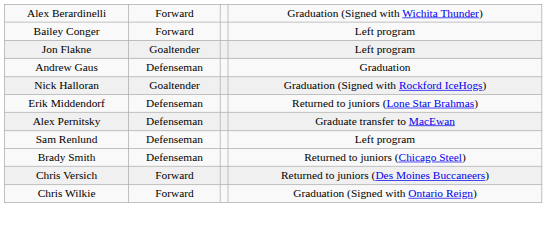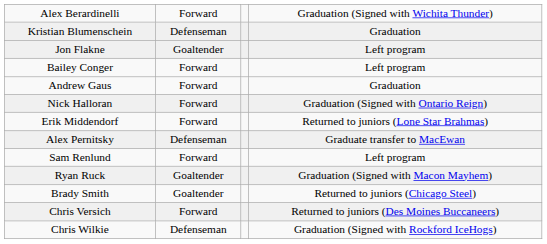+ row: (80, 31)
rows swapped: (67, 31) <-> (67, 49)
(174, 67) Defenseman -> (198, 85) Forward
(174, 85) Goaltender -> (198, 103) Forward
(385, 85) Graduation (Signed with Rockford IceHogs) -> (395, 103) Graduation (Signed with Ontario Reign)
(174, 103) Defenseman -> (198, 121) Forward
(174, 139) Defenseman -> (198, 157) Forward
+ row: (80, 175)
(174, 157) Defenseman -> (198, 193) Goaltender
(174, 193) Forward -> (198, 229) Defenseman
(385, 193) Graduation (Signed with Ontario Reign) -> (395, 229) Graduation (Signed with Rockford IceHogs)
